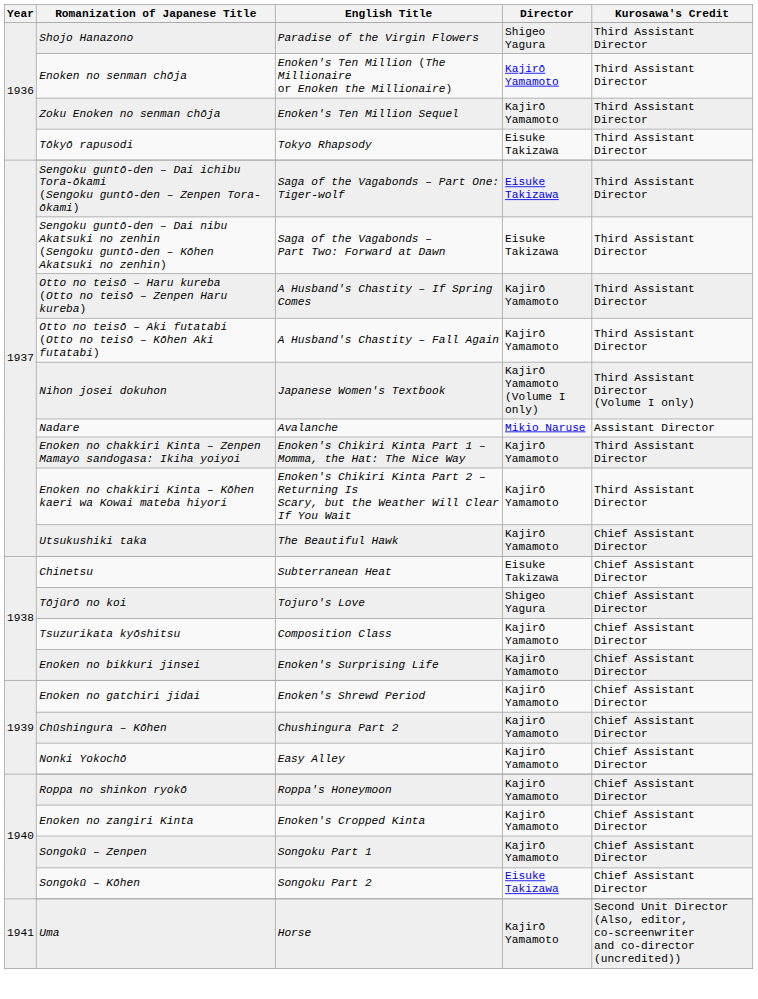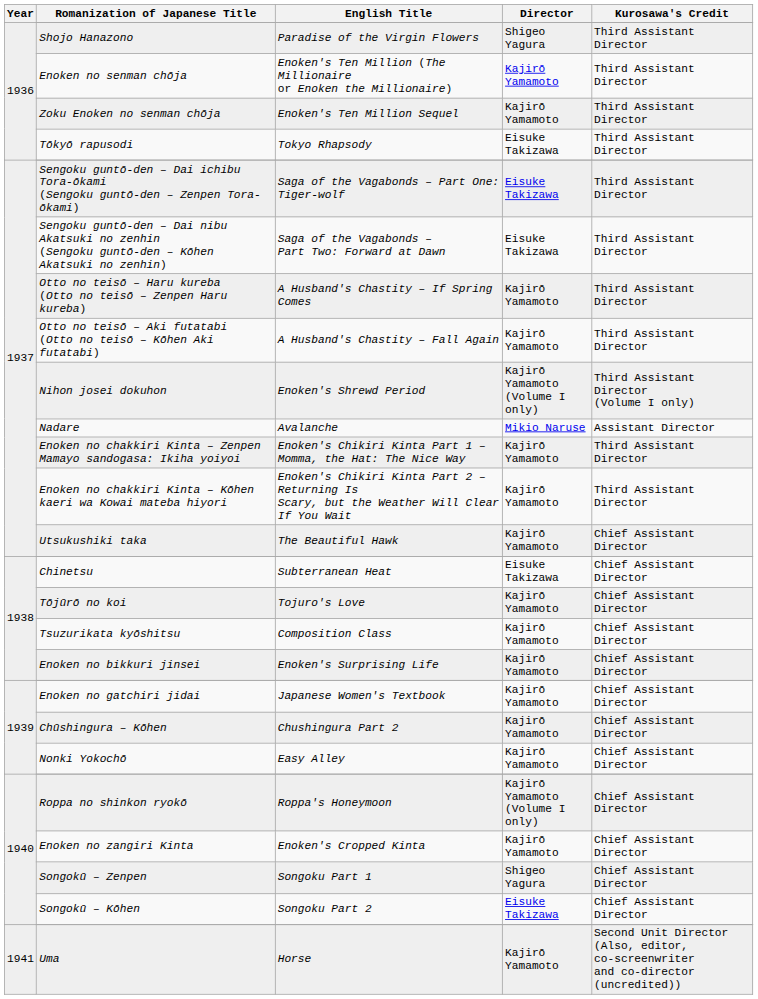(362, 390) Japanese Women's Textbook -> (351, 390) Enoken's Shrewd Period
(525, 603) Shigeo Yagura -> (532, 603) Kajirō Yamamoto
(351, 696) Enoken's Shrewd Period -> (362, 696) Japanese Women's Textbook
(532, 790) Kajirō Yamamoto -> (535, 803) Kajirō Yamamoto (Volume I only)
(532, 852) Kajirō Yamamoto -> (525, 878) Shigeo Yagura
